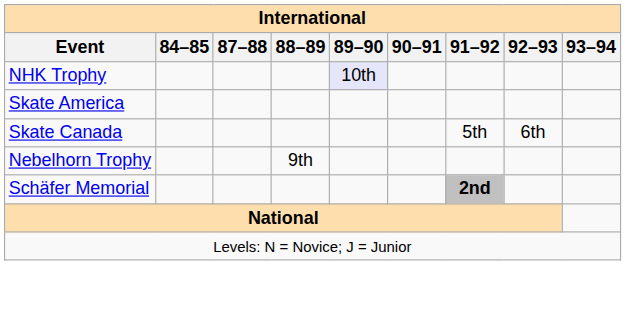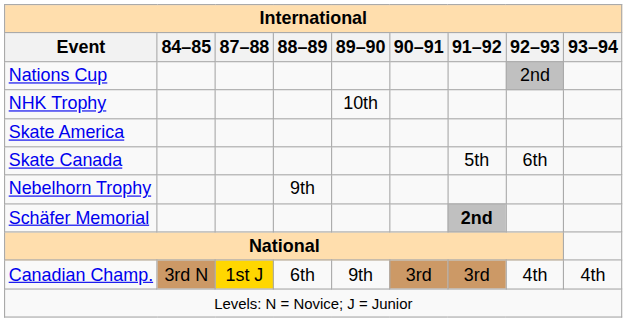+ row: (58, 75)
(359, 75) lavender background -> (361, 103) no background
+ row: (81, 274)
